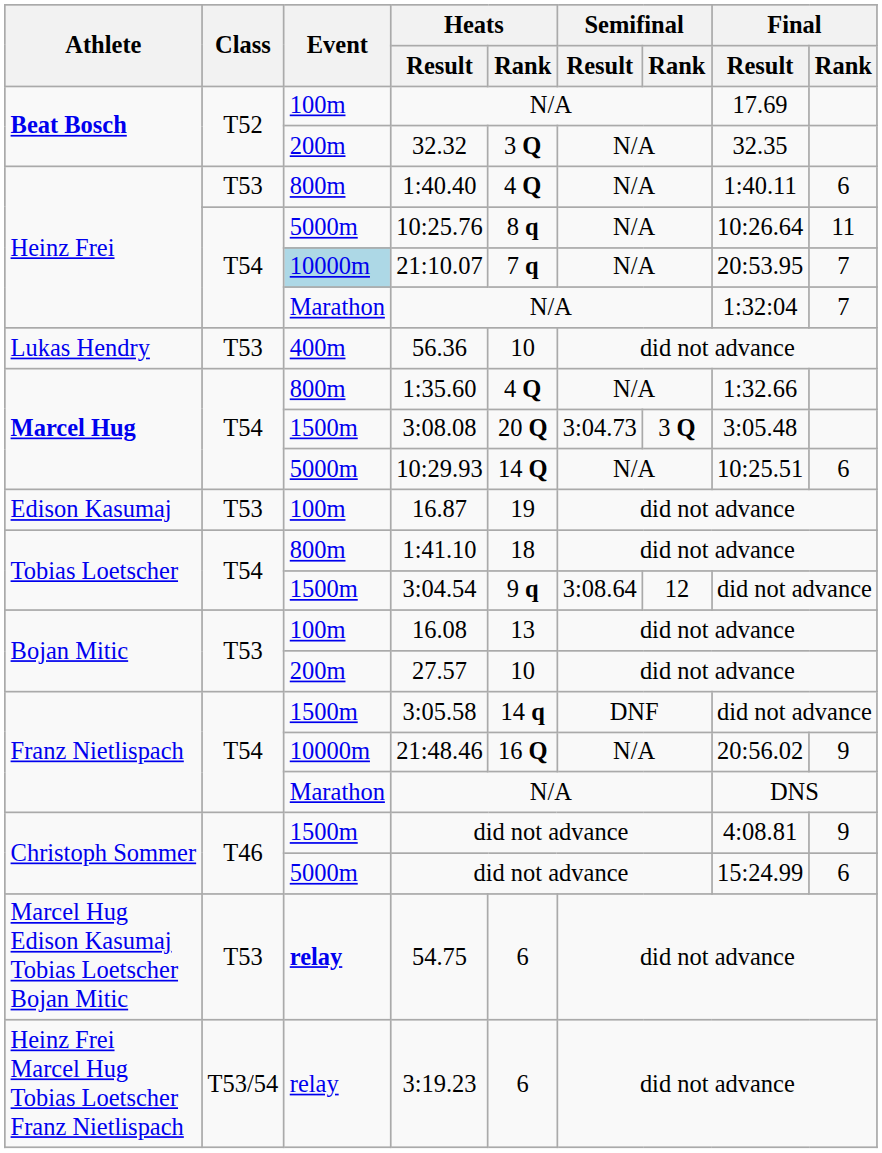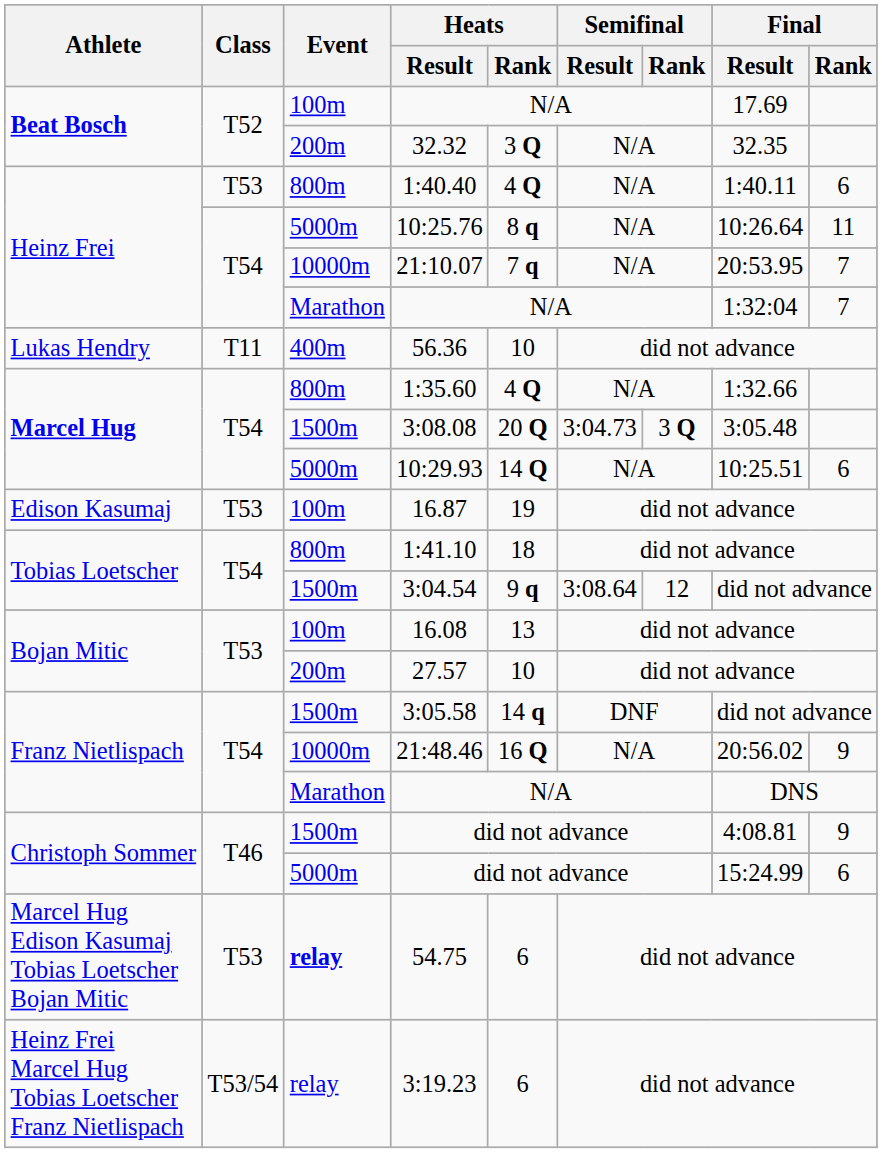(330, 267) lightblue background -> (330, 267) no background
(243, 348) T53 -> (243, 348) T11
